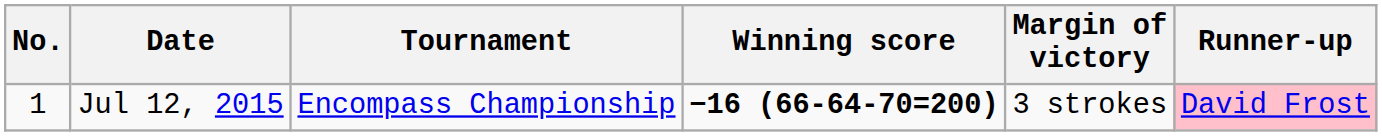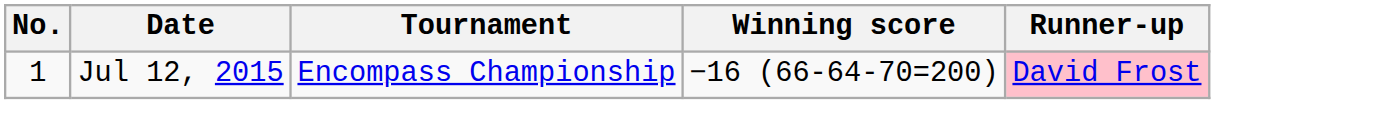- column: (1090, 45)
(844, 107) bold -> (844, 75) normal
